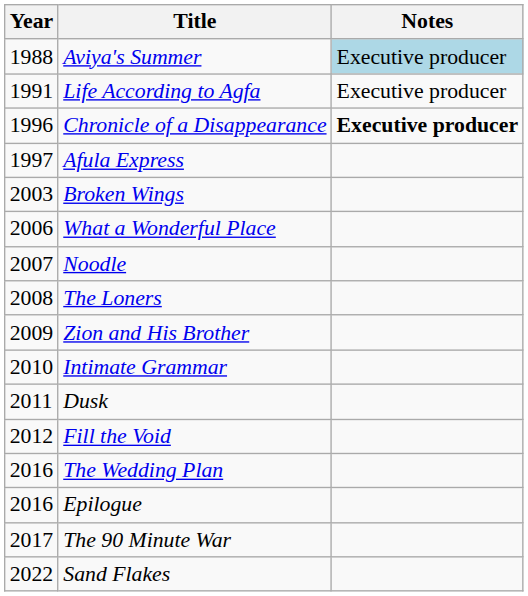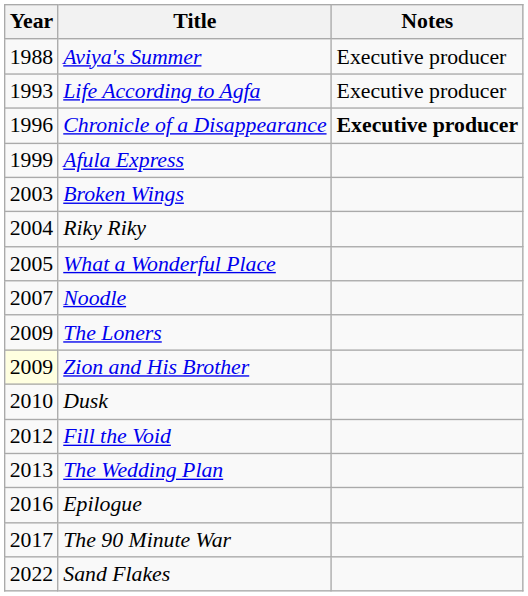(421, 56) lightblue background -> (421, 56) no background
(31, 90) 1991 -> (31, 90) 1993
(31, 159) 1997 -> (31, 159) 1999
+ row: (105, 228)
(31, 228) 2006 -> (31, 263) 2005
(31, 297) 2008 -> (31, 332) 2009
(31, 332) no background -> (31, 366) lightyellow background
- row: (145, 366)
(31, 401) 2011 -> (31, 401) 2010
(31, 470) 2016 -> (31, 470) 2013
